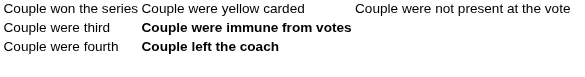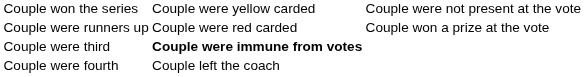+ row: (76, 27)
(210, 46) bold -> (216, 65) normal
